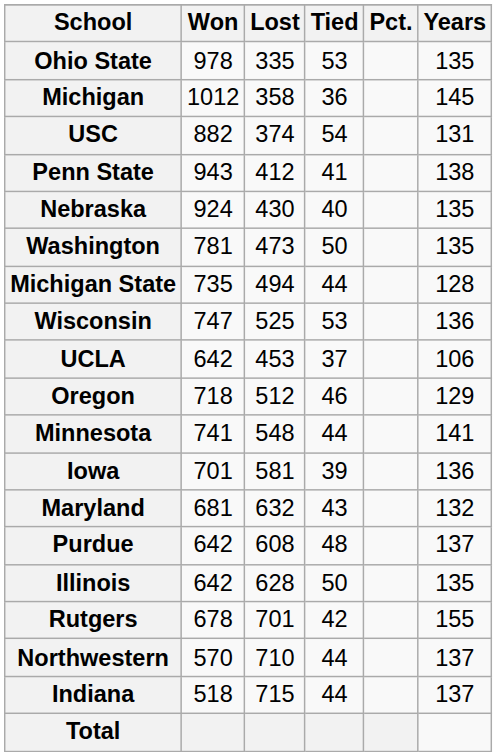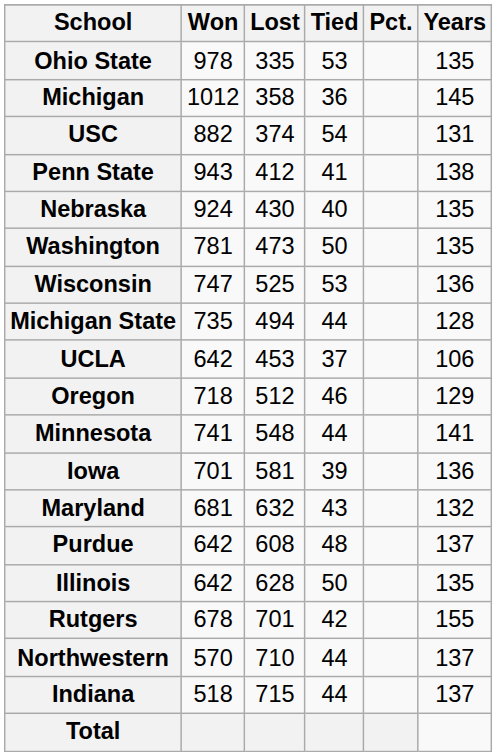rows swapped: (93, 284) <-> (93, 321)
